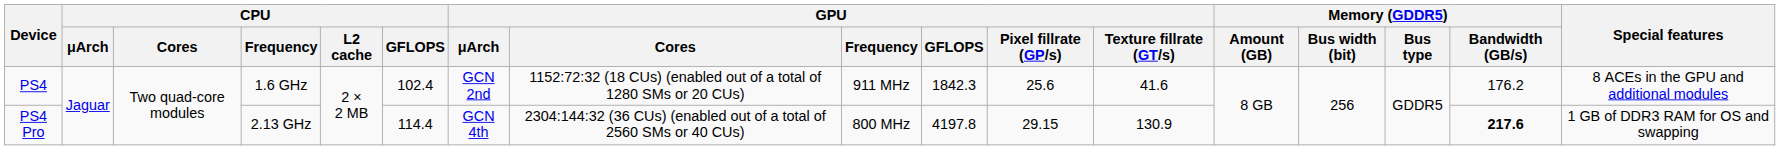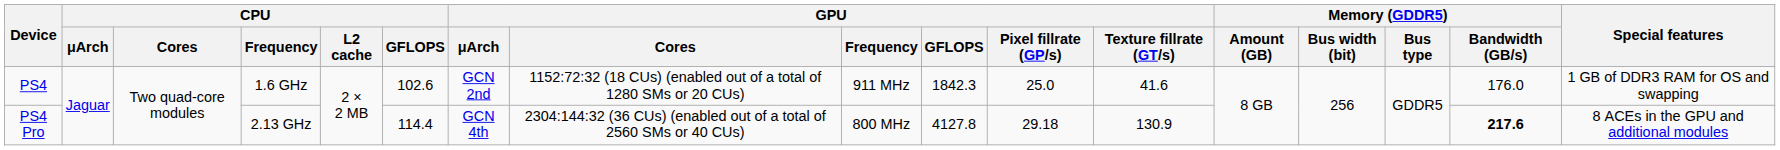(415, 85) 102.4 -> (415, 85) 102.6
(1040, 85) 25.6 -> (1040, 85) 25.0
(1506, 85) 176.2 -> (1506, 85) 176.0
(1668, 85) 8 ACEs in the GPU and additional modules -> (1668, 85) 1 GB of DDR3 RAM for OS and swapping
(954, 124) 4197.8 -> (954, 124) 4127.8
(1040, 124) 29.15 -> (1040, 124) 29.18
(1668, 124) 1 GB of DDR3 RAM for OS and swapping -> (1668, 124) 8 ACEs in the GPU and additional modules
